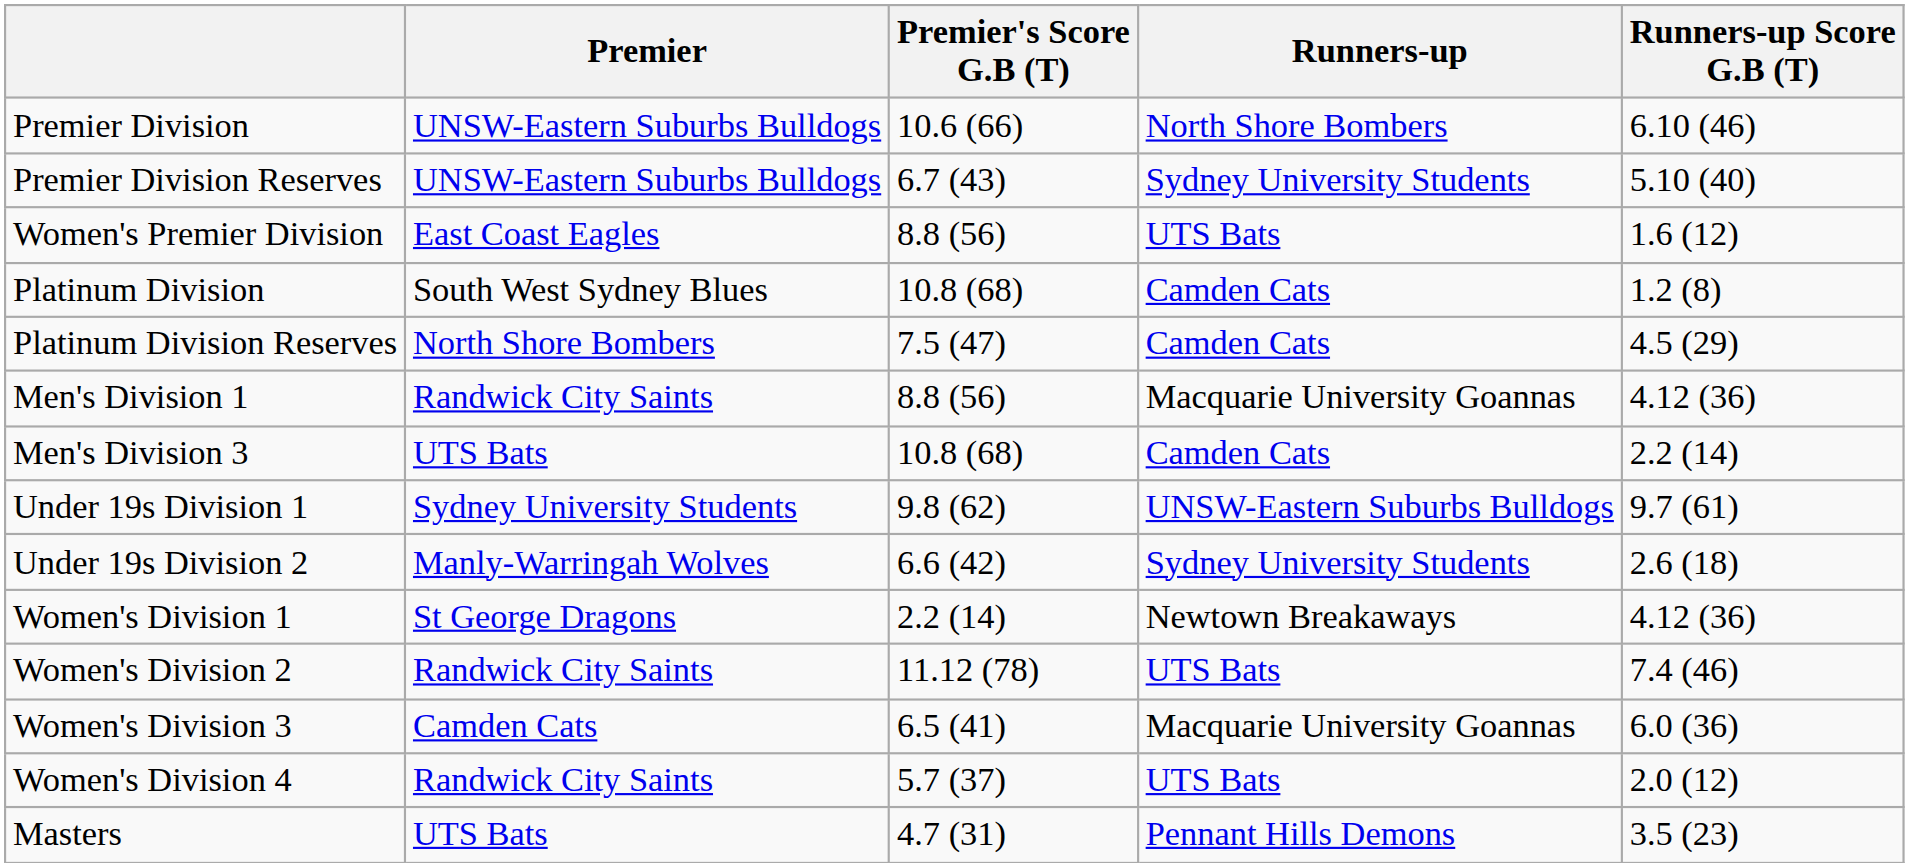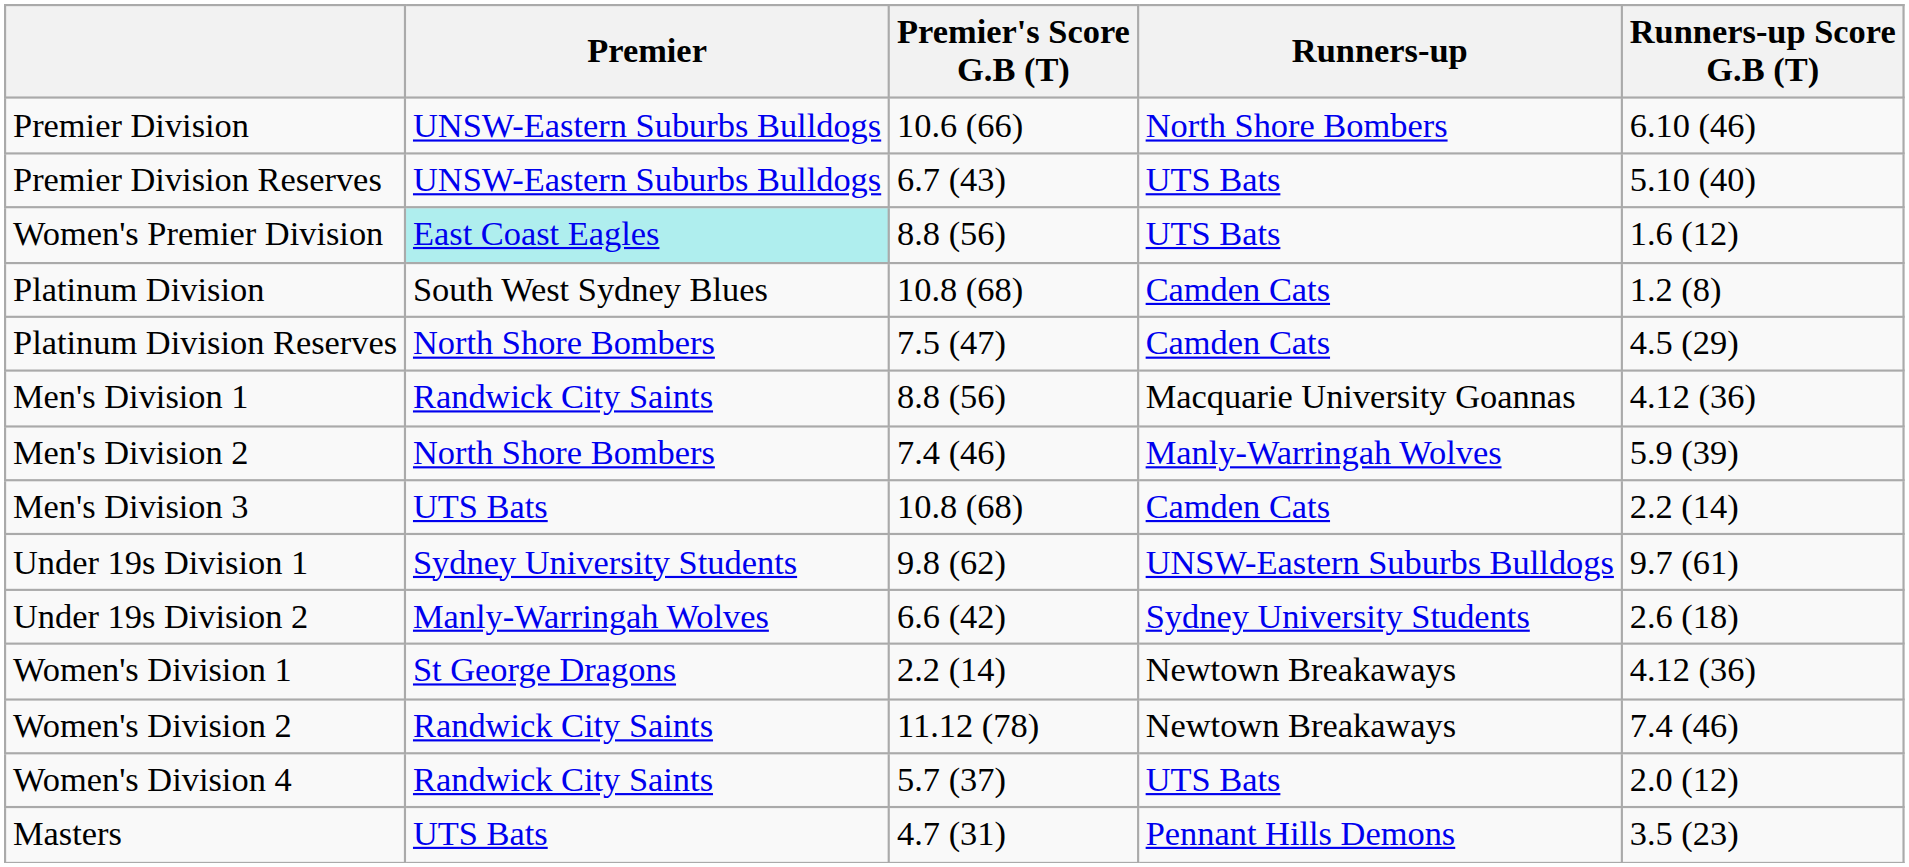(1338, 179) Sydney University Students -> (1213, 179) UTS Bats
(536, 234) no background -> (536, 234) paleturquoise background
+ row: (131, 452)
(1213, 670) UTS Bats -> (1301, 725) Newtown Breakaways
- row: (152, 725)
